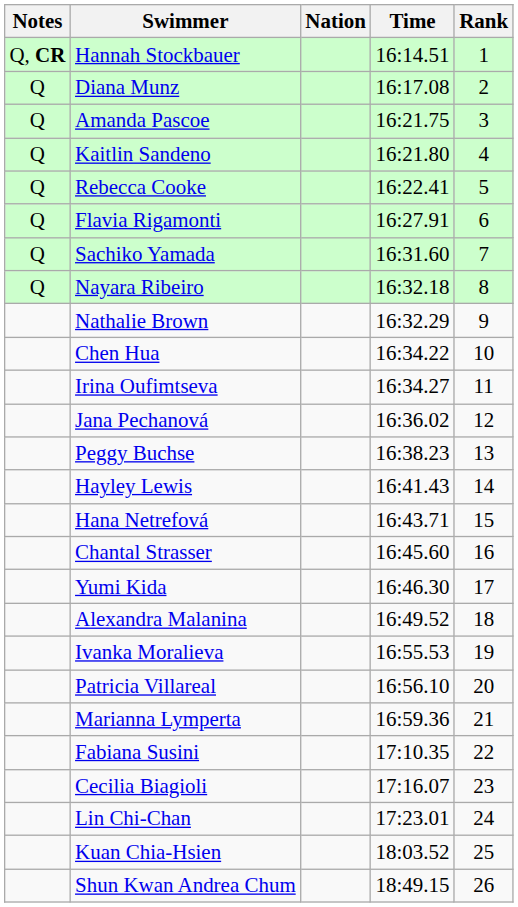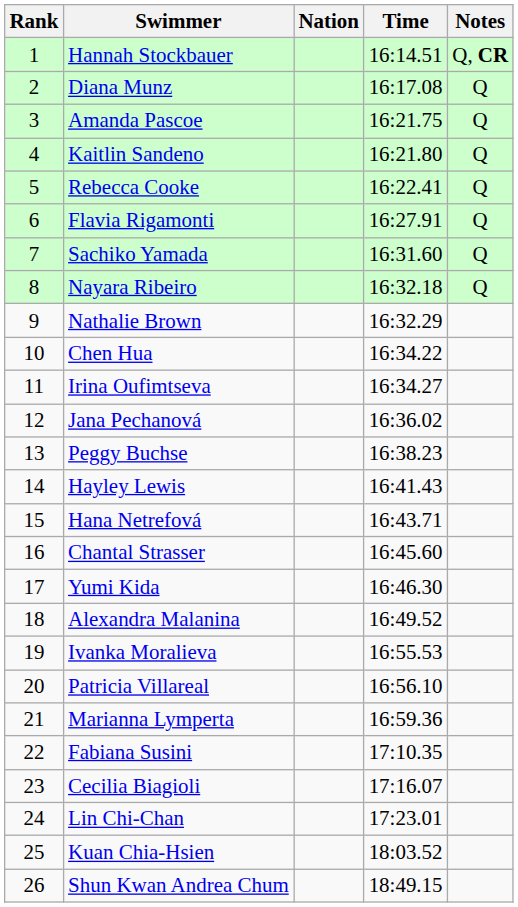columns swapped: (484, 21) <-> (37, 21)
